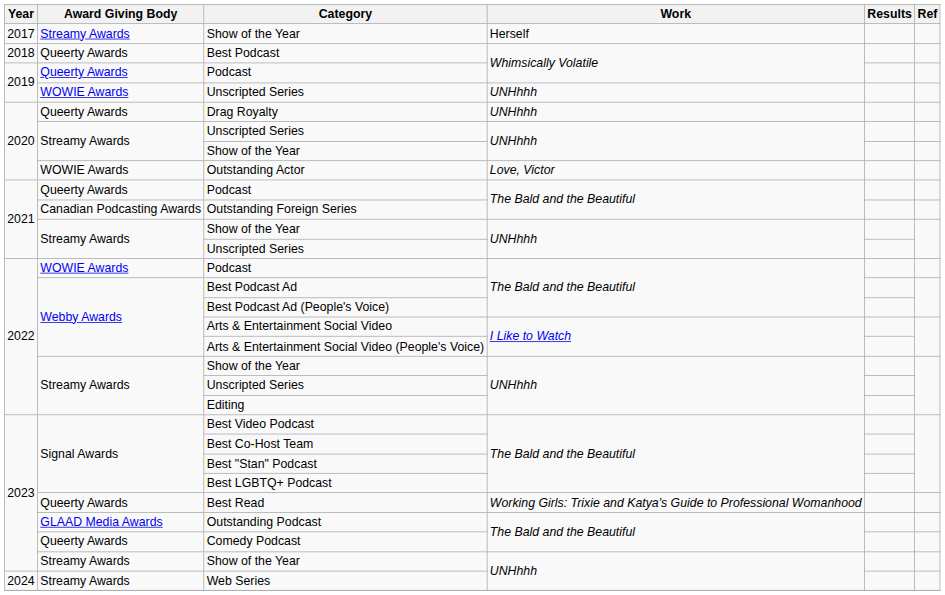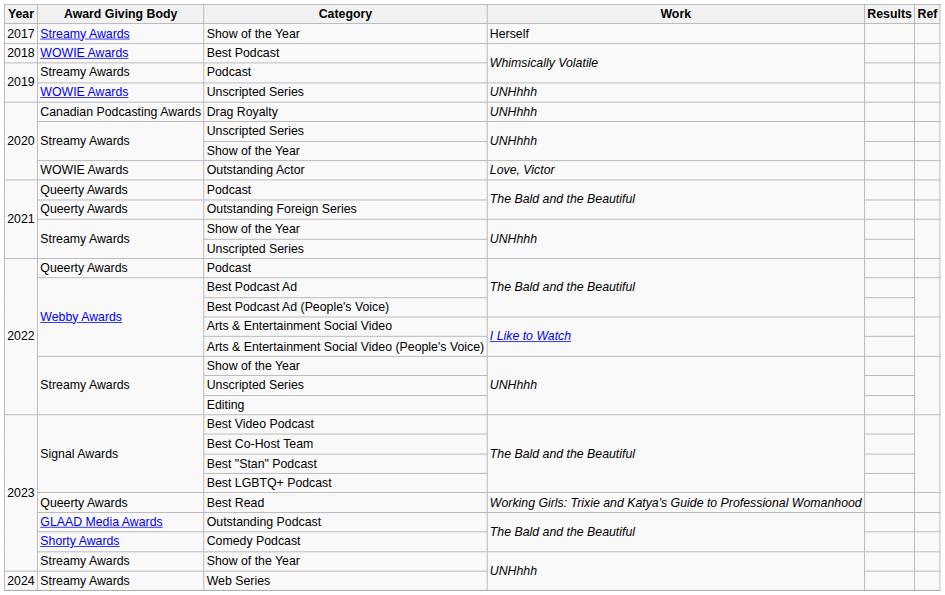(84, 53) Queerty Awards -> (84, 53) WOWIE Awards
(84, 72) Queerty Awards -> (85, 72) Streamy Awards
(84, 111) Queerty Awards -> (121, 111) Canadian Podcasting Awards
(121, 209) Canadian Podcasting Awards -> (84, 209) Queerty Awards
(84, 268) WOWIE Awards -> (84, 268) Queerty Awards
(84, 541) Queerty Awards -> (80, 541) Shorty Awards
